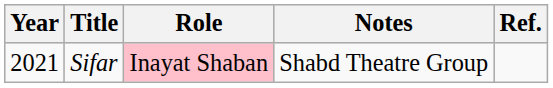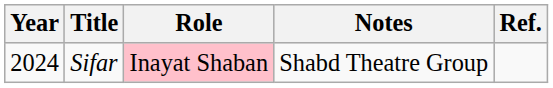(35, 62) 2021 -> (35, 62) 2024
